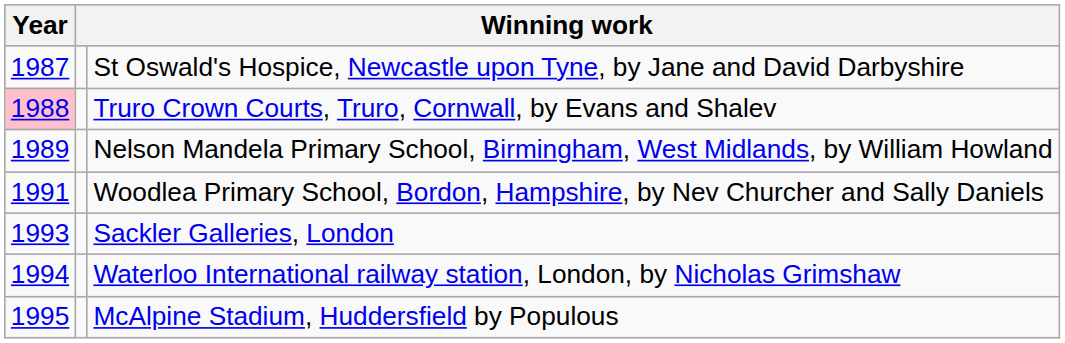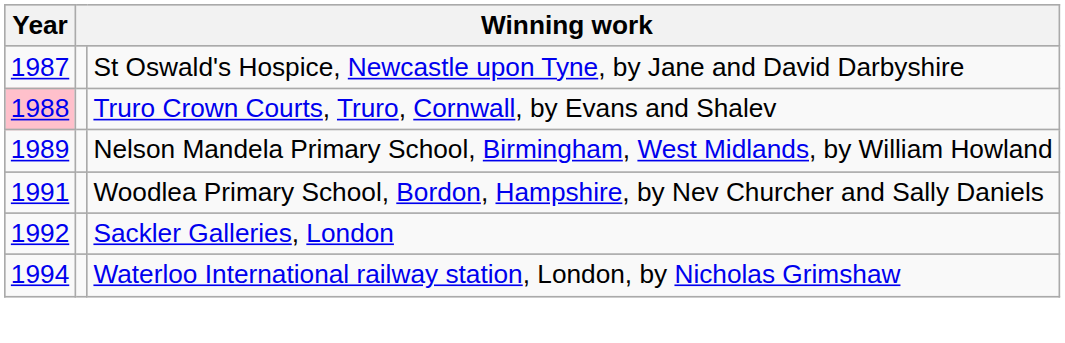(40, 233) 1993 -> (40, 233) 1992
- row: (356, 316)
